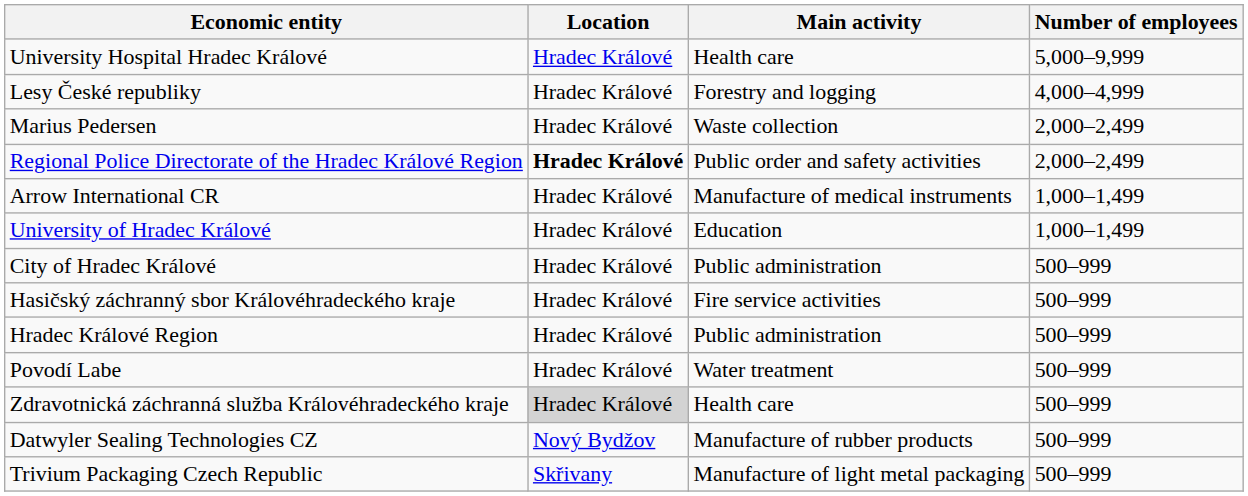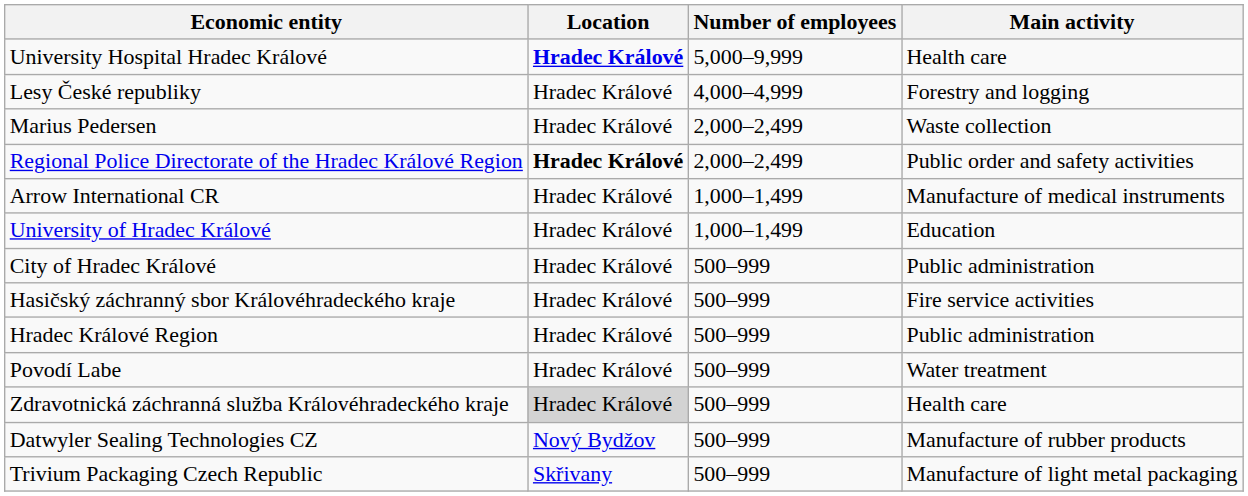columns swapped: (1136, 21) <-> (859, 21)
(603, 56) normal -> (608, 56) bold
